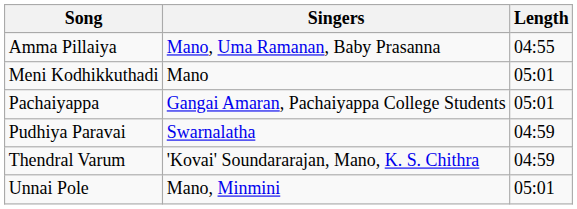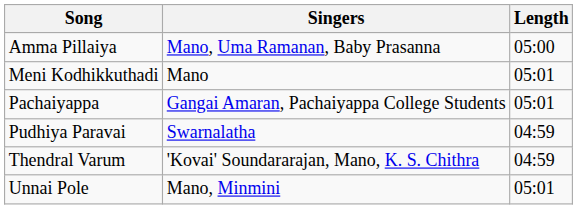(534, 47) 04:55 -> (534, 47) 05:00
